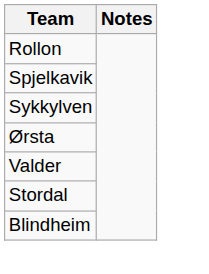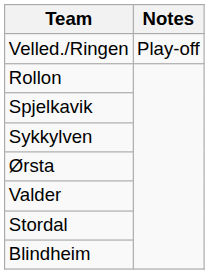+ row: (69, 48)
